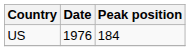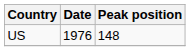(109, 35) 184 -> (109, 35) 148
